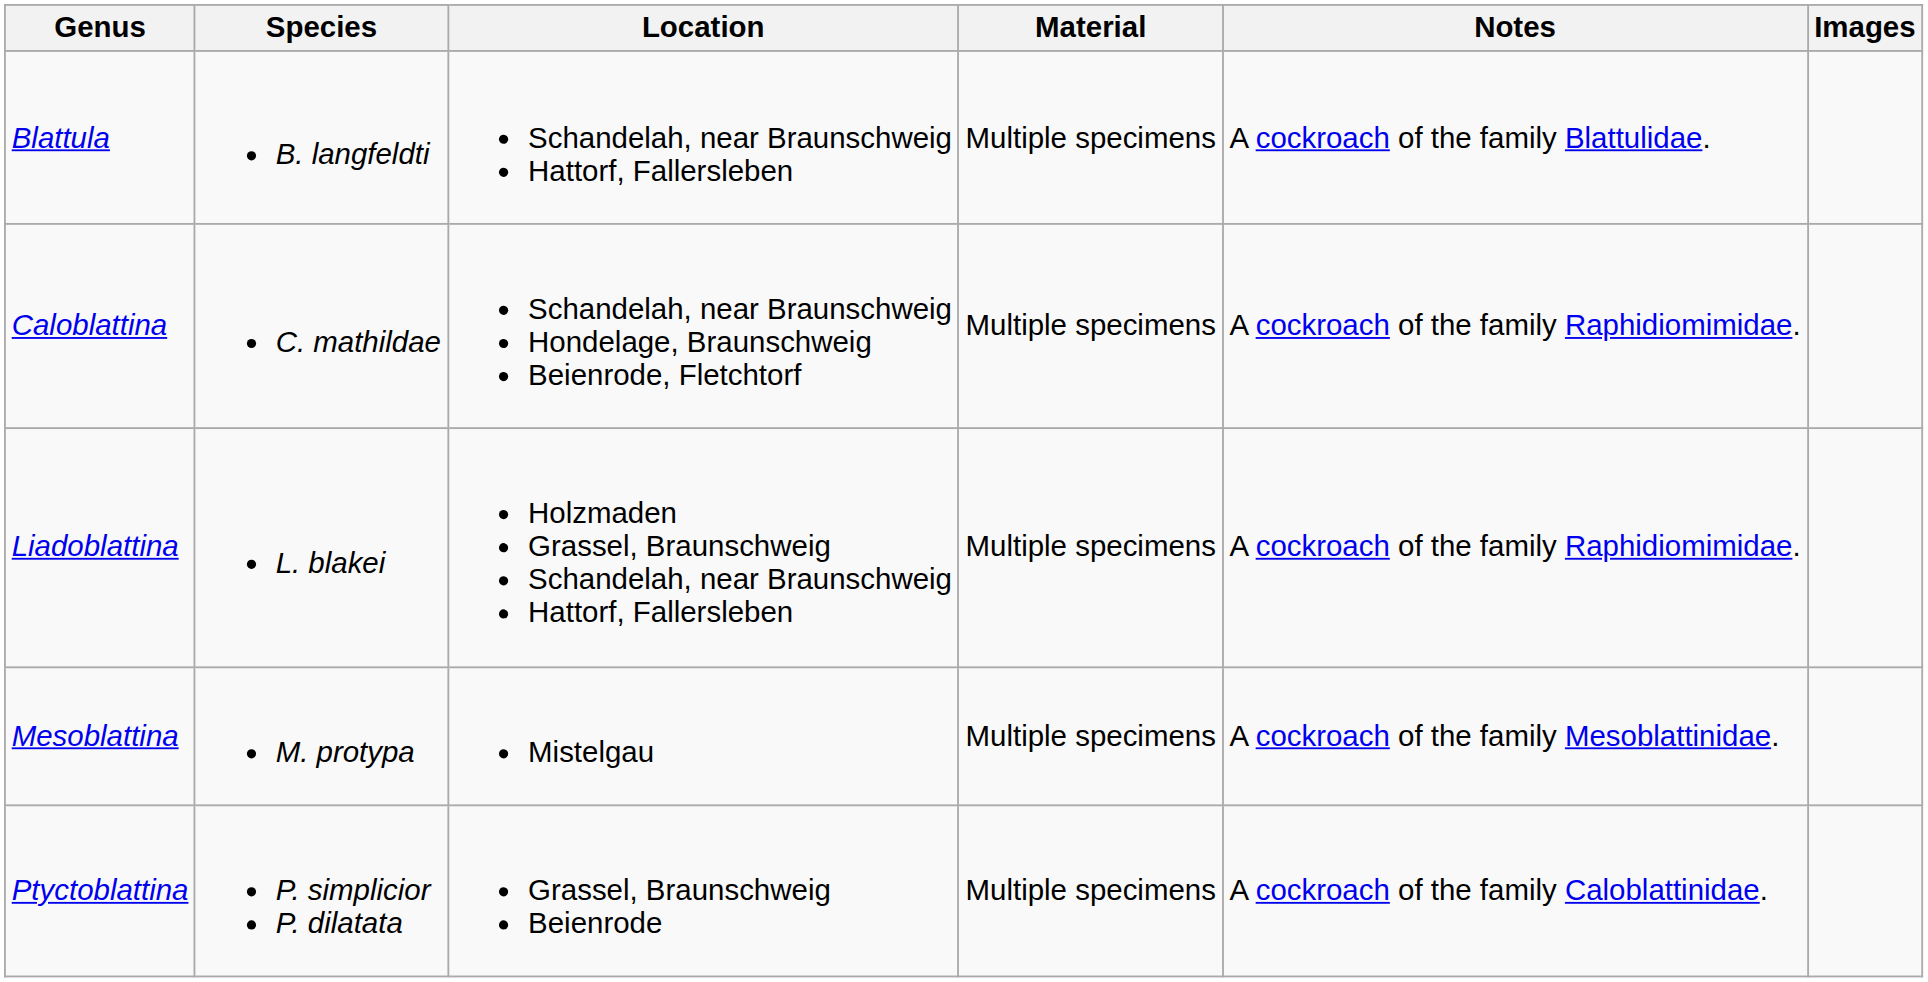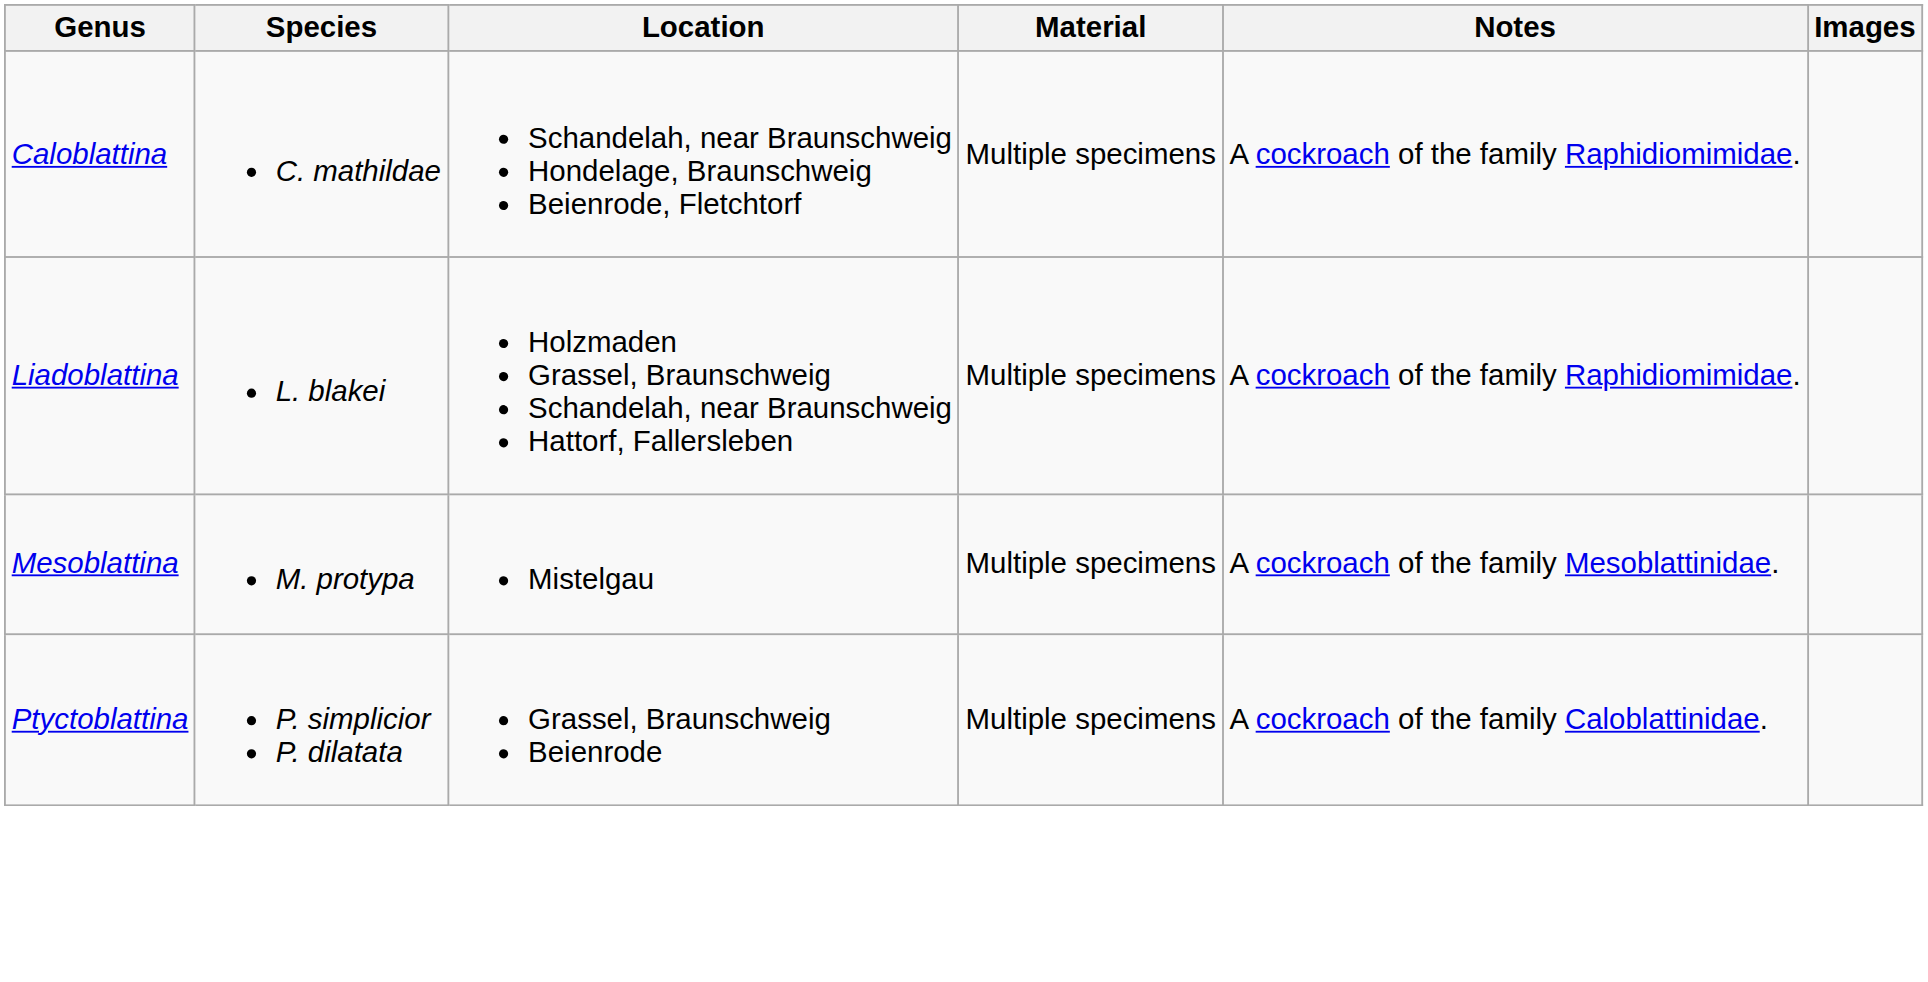- row: (61, 137)
